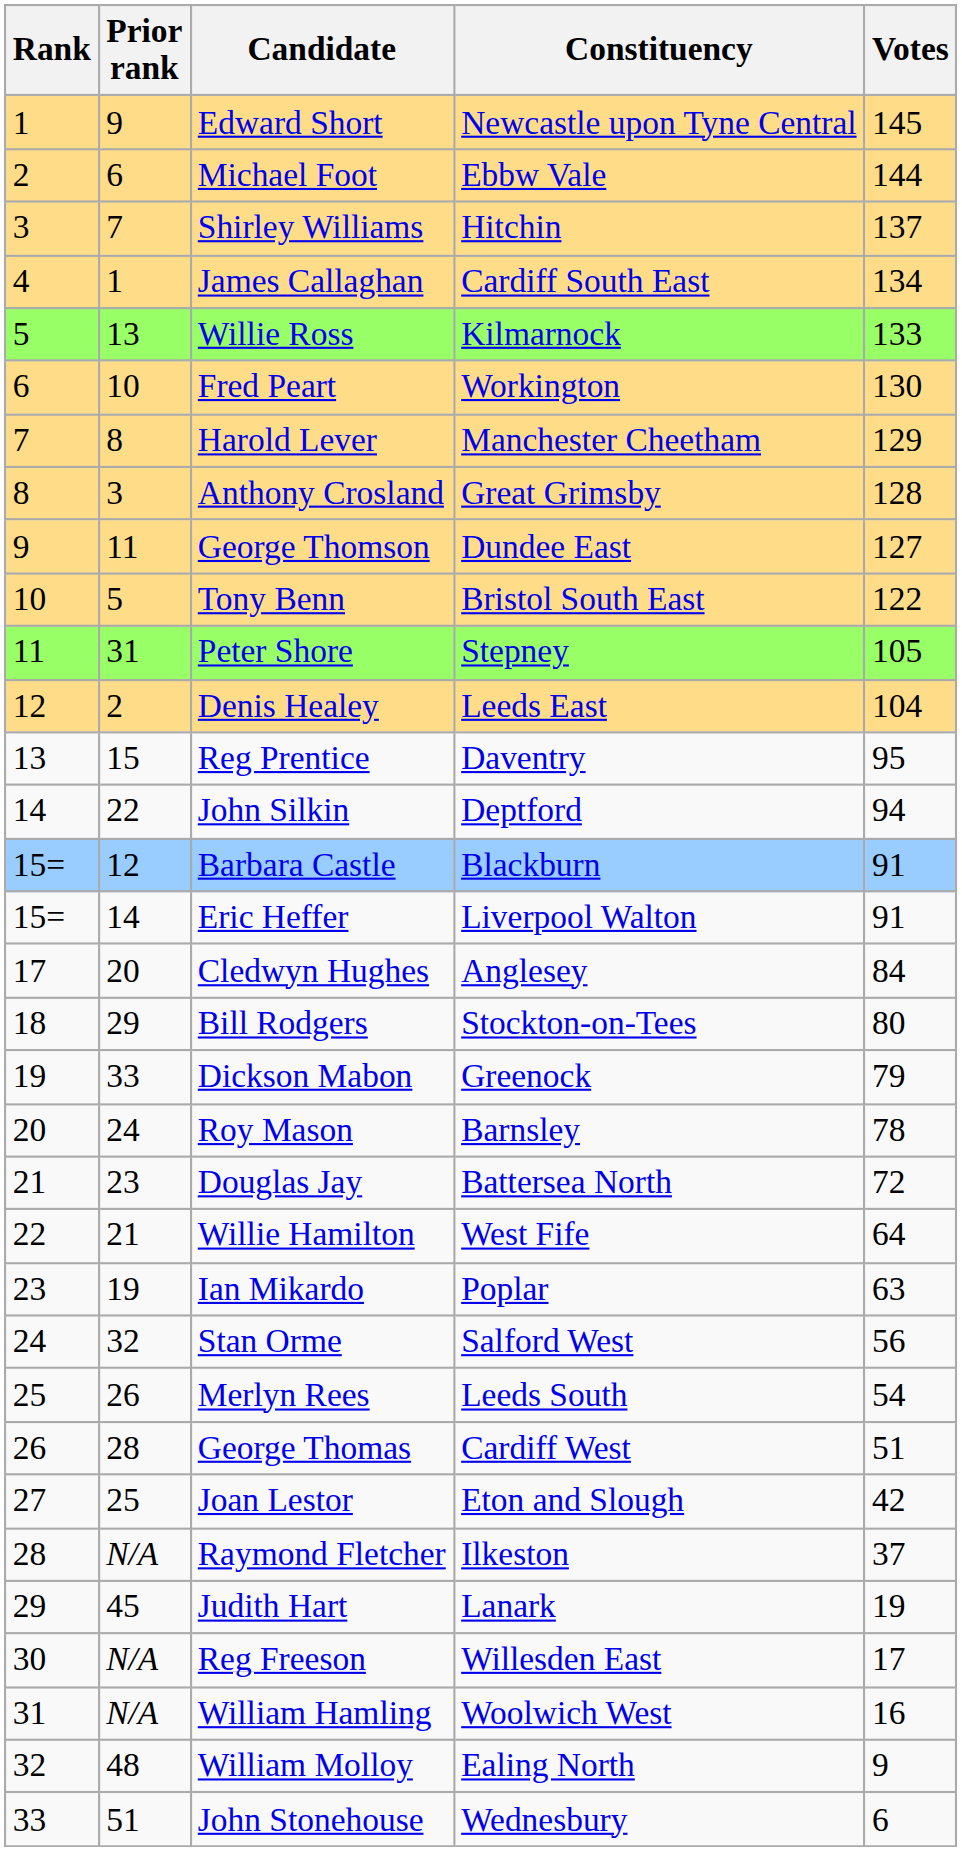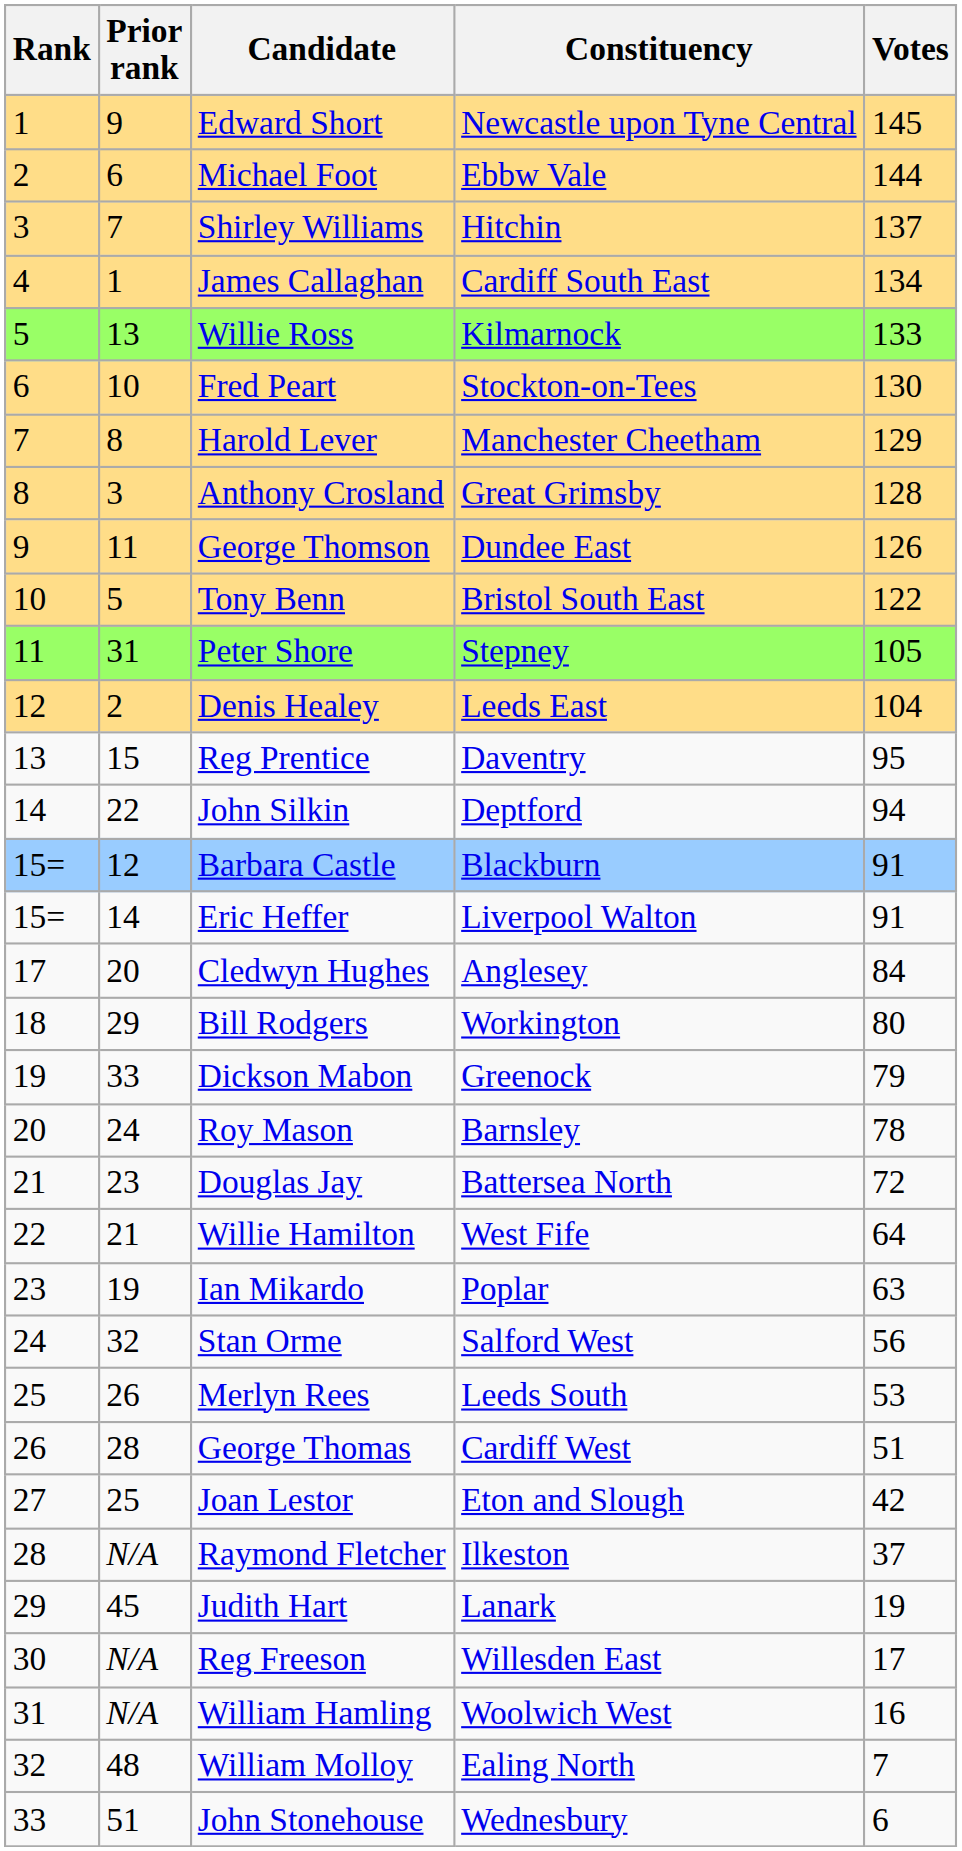(541, 386) Workington -> (579, 386) Stockton-on-Tees
(897, 545) 127 -> (897, 545) 126
(579, 1023) Stockton-on-Tees -> (541, 1023) Workington
(889, 1394) 54 -> (889, 1394) 53
(880, 1765) 9 -> (880, 1765) 7
